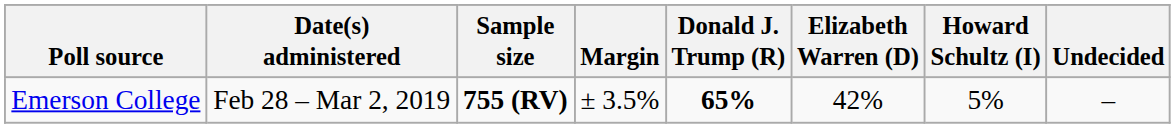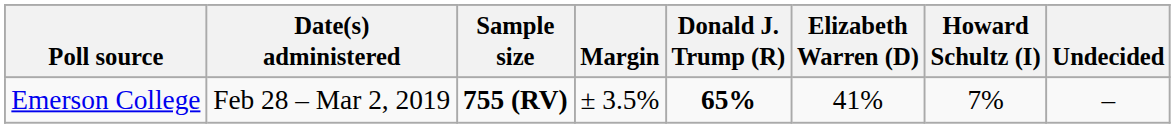(858, 99) 42% -> (858, 99) 41%
(986, 99) 5% -> (986, 99) 7%
